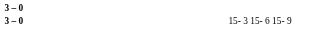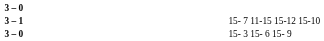+ row: (14, 20)
